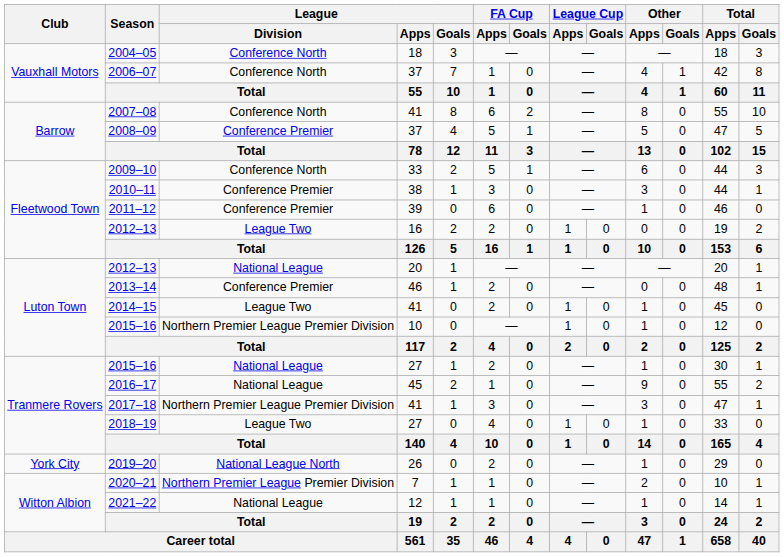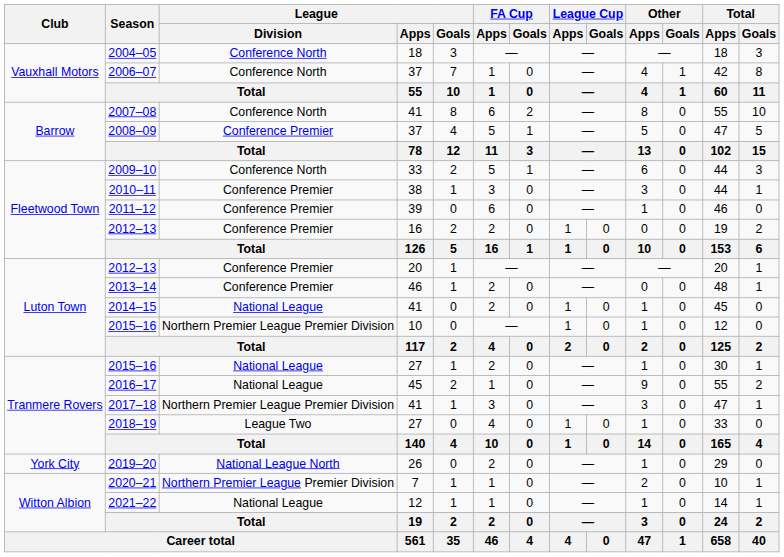(278, 229) League Two -> (278, 229) Conference Premier
(278, 268) National League -> (278, 268) Conference Premier
(278, 307) League Two -> (278, 307) National League
